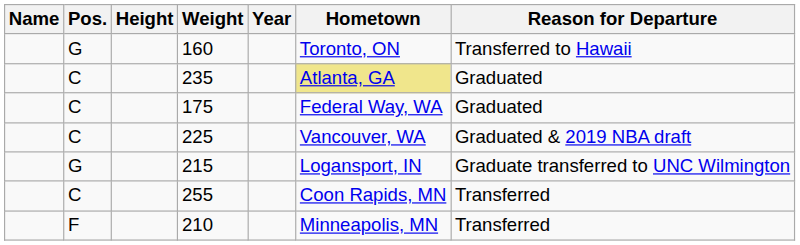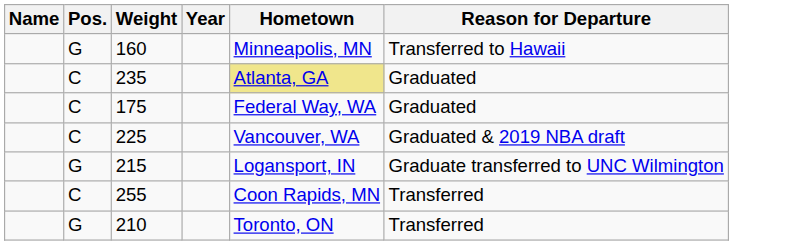- column: (145, 19)
(350, 48) Toronto, ON -> (303, 48) Minneapolis, MN
(74, 225) F -> (75, 225) G
(369, 225) Minneapolis, MN -> (284, 225) Toronto, ON
